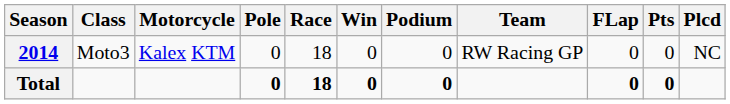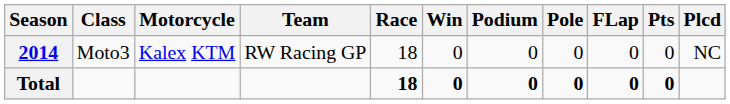columns swapped: (522, 20) <-> (263, 20)
